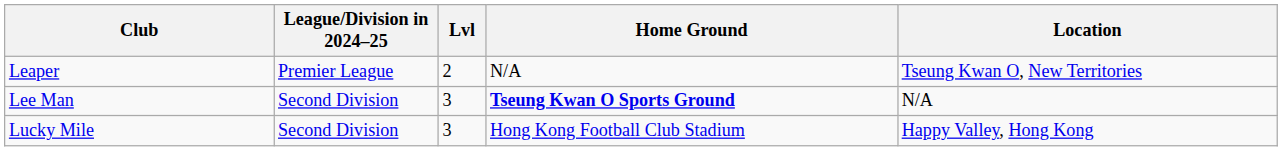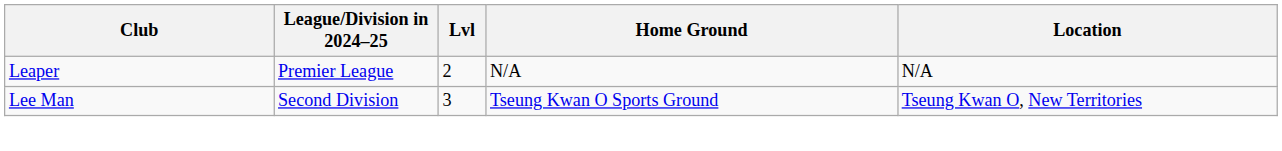(1022, 71) Tseung Kwan O, New Territories -> (917, 71) N/A
(612, 101) bold -> (604, 101) normal
(917, 101) N/A -> (1022, 101) Tseung Kwan O, New Territories
- row: (51, 131)
